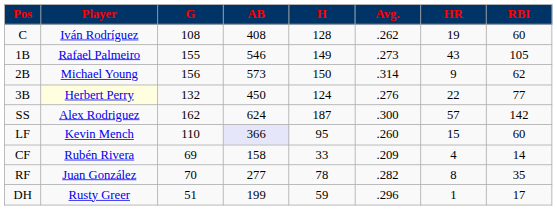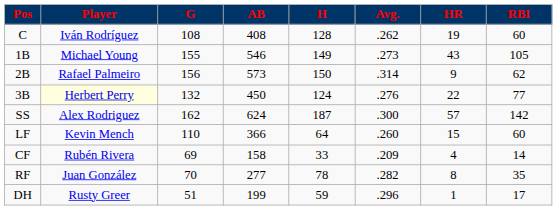(99, 54) Rafael Palmeiro -> (99, 54) Michael Young
(99, 74) Michael Young -> (99, 74) Rafael Palmeiro
(256, 134) lavender background -> (256, 134) no background
(322, 134) 95 -> (322, 134) 64
